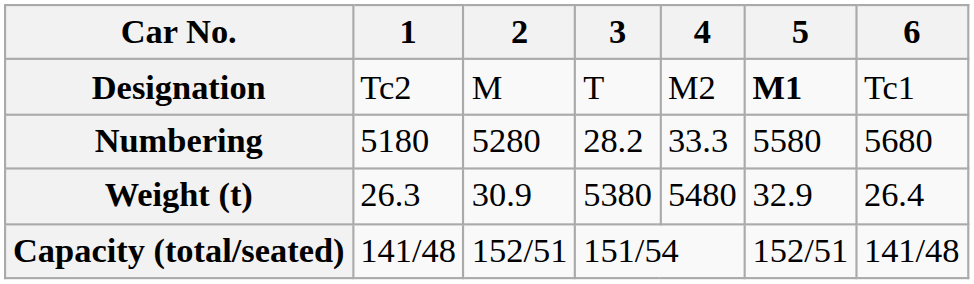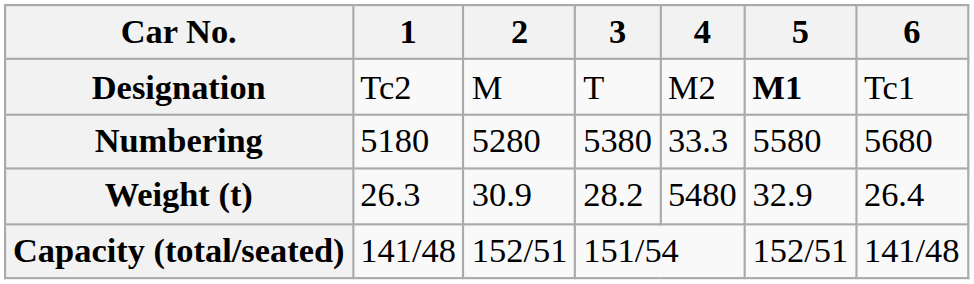(613, 140) 28.2 -> (618, 140) 5380
(618, 195) 5380 -> (613, 195) 28.2
